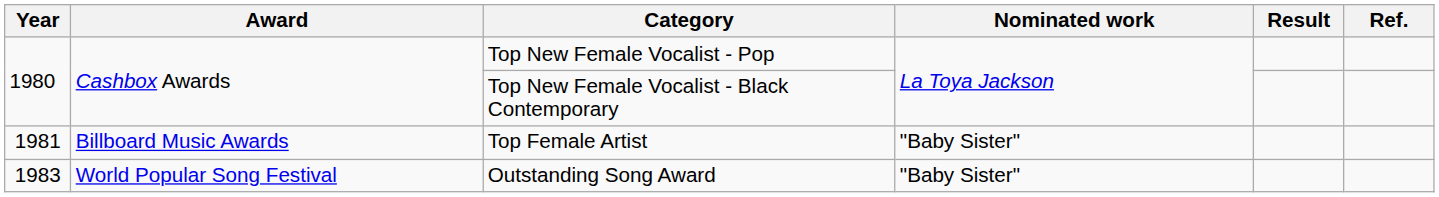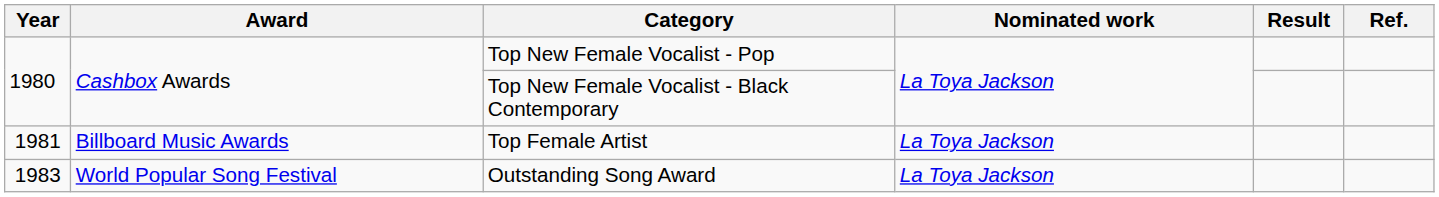(960, 142) "Baby Sister" -> (977, 142) La Toya Jackson
(960, 175) "Baby Sister" -> (977, 175) La Toya Jackson
